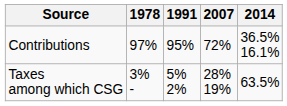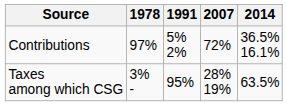(180, 44) 95% -> (176, 44) 5% 2%
(176, 82) 5% 2% -> (180, 82) 95%
